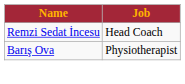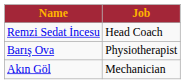+ row: (29, 69)
